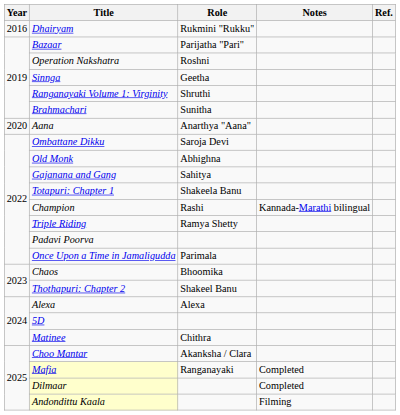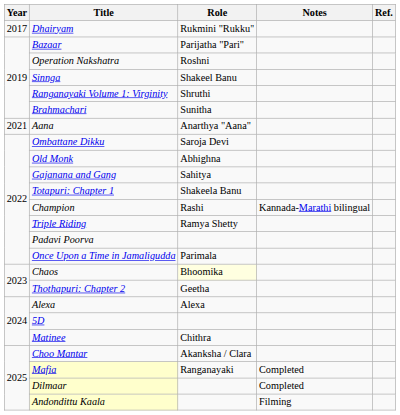(17, 28) 2016 -> (17, 28) 2017
(195, 77) Geetha -> (209, 77) Shakeel Banu
(17, 126) 2020 -> (17, 126) 2021
(202, 272) no background -> (202, 272) lightyellow background
(209, 288) Shakeel Banu -> (195, 288) Geetha
